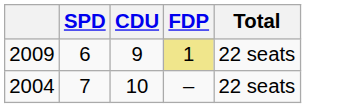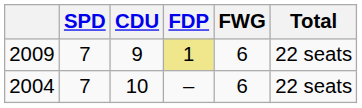+ column: (242, 21)
(85, 54) 6 -> (85, 54) 7
